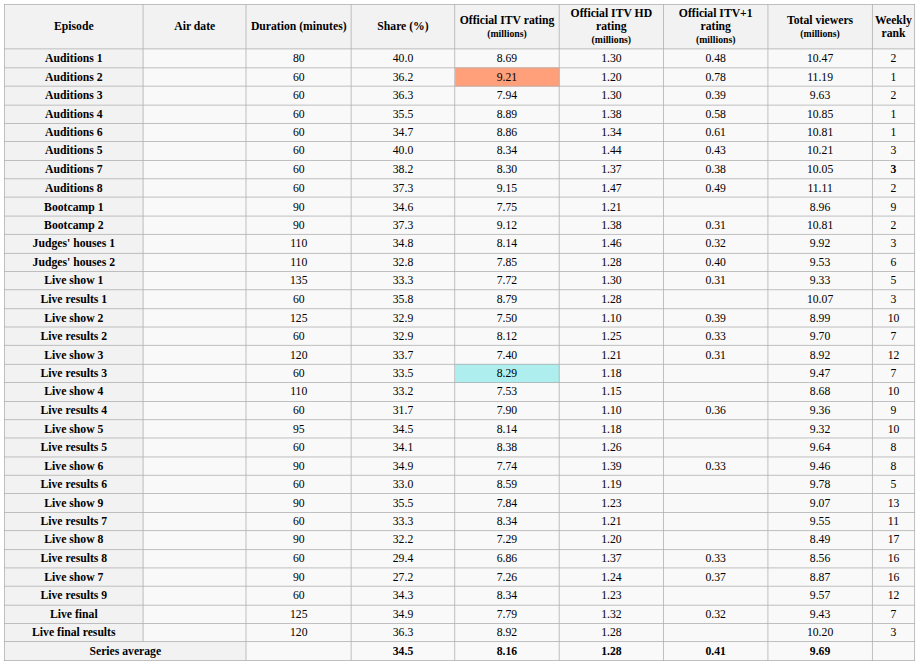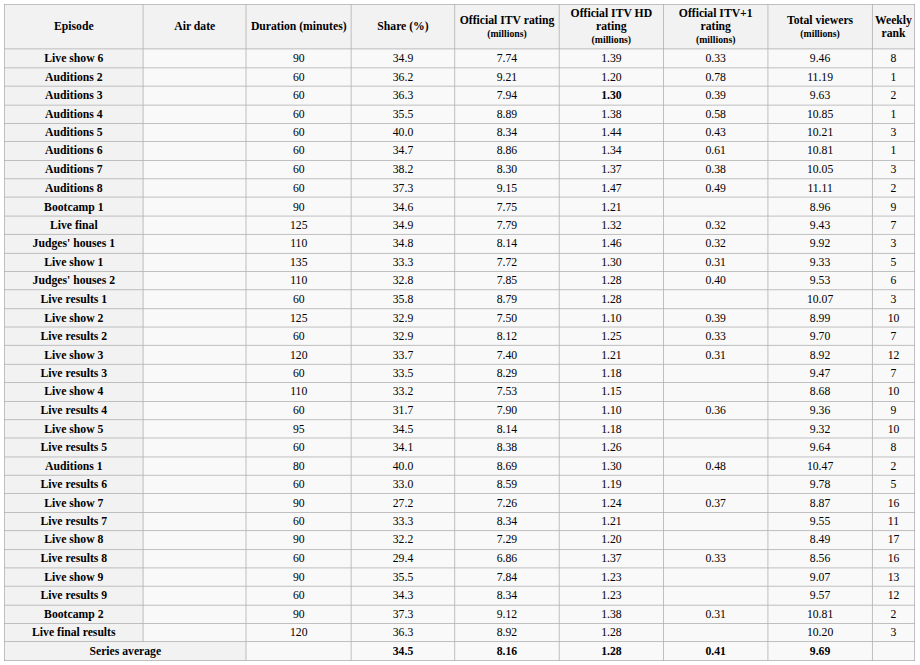rows swapped: (74, 58) <-> (74, 466)
(507, 77) lightsalmon background -> (507, 77) no background
(611, 95) normal -> (611, 95) bold
rows swapped: (74, 151) <-> (74, 132)
(893, 169) bold -> (893, 169) normal
rows swapped: (74, 225) <-> (74, 614)
rows swapped: (74, 262) <-> (74, 280)
(507, 373) paleturquoise background -> (507, 373) no background
rows swapped: (74, 577) <-> (74, 503)
